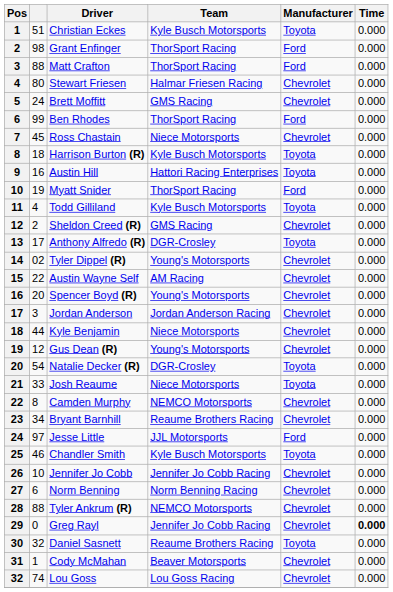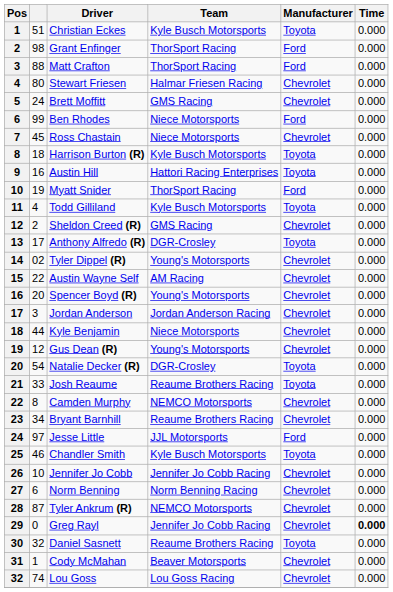(193, 119) ThorSport Racing -> (195, 119) Niece Motorsports
(195, 384) Niece Motorsports -> (212, 384) Reaume Brothers Racing
(38, 507) 88 -> (38, 507) 87
